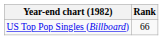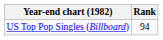(145, 27) 66 -> (145, 27) 94
